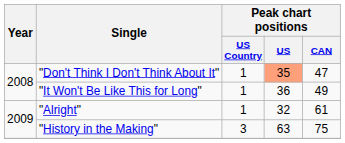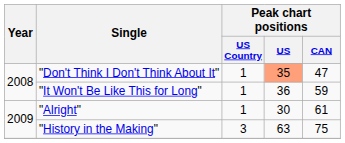(321, 91) 49 -> (321, 91) 59
(283, 110) 32 -> (283, 110) 30
